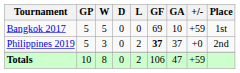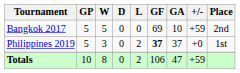(221, 28) 1st -> (221, 28) 2nd
(221, 44) 2nd -> (221, 44) 1st
